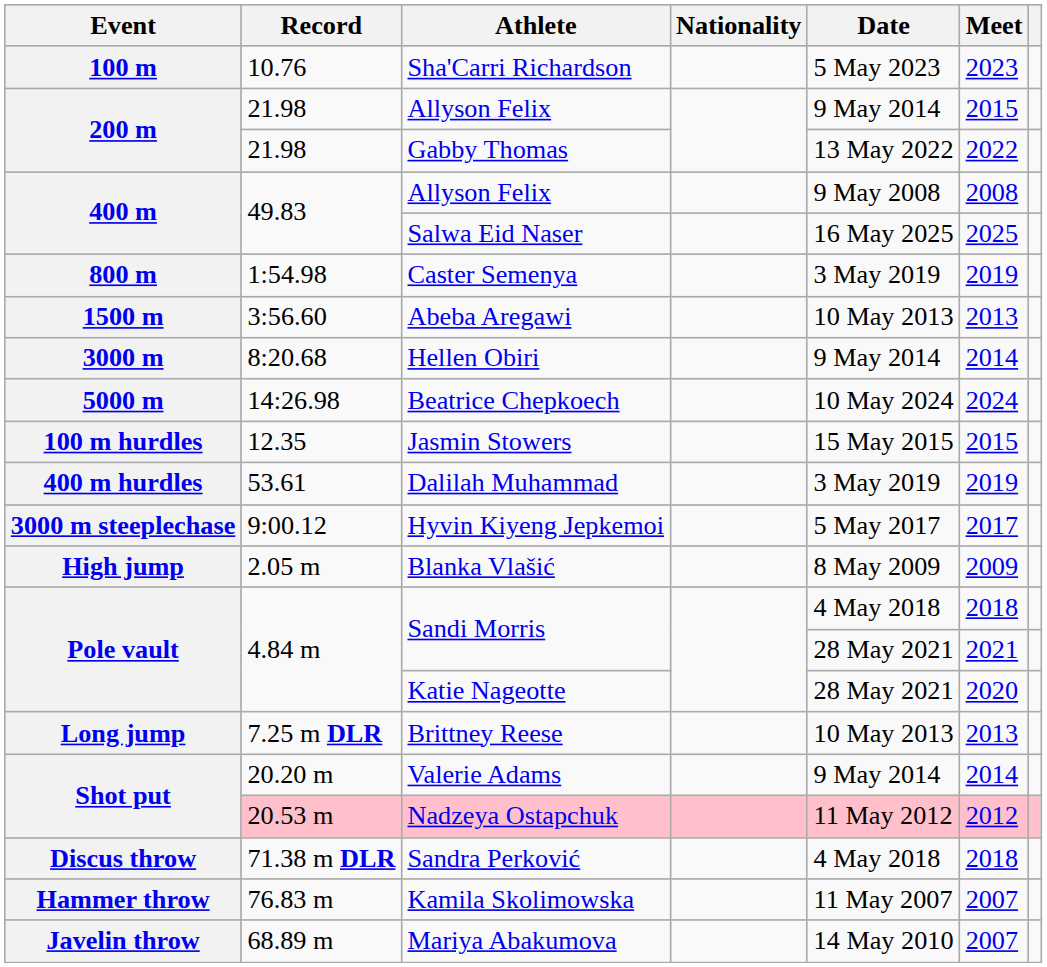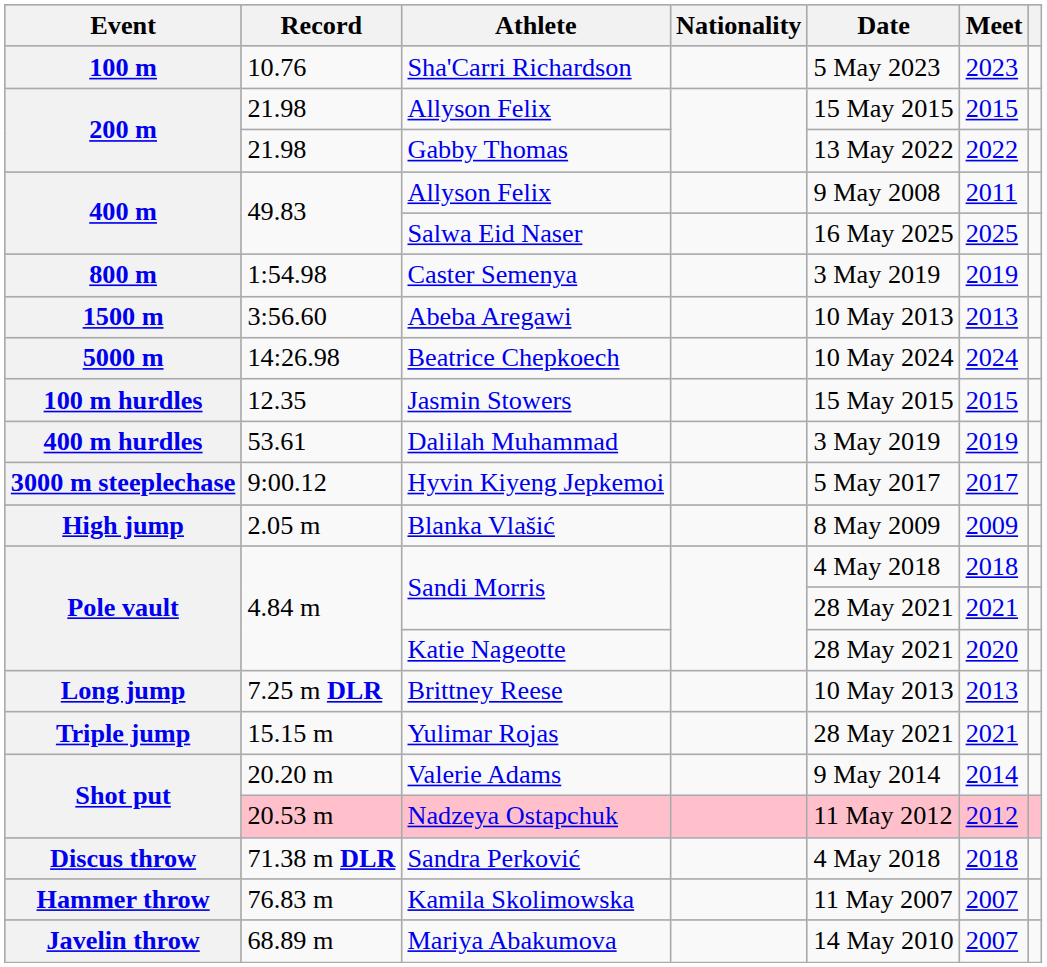(877, 108) 9 May 2014 -> (884, 108) 15 May 2015
(992, 191) 2008 -> (991, 191) 2011
- row: (287, 358)
+ row: (290, 732)
